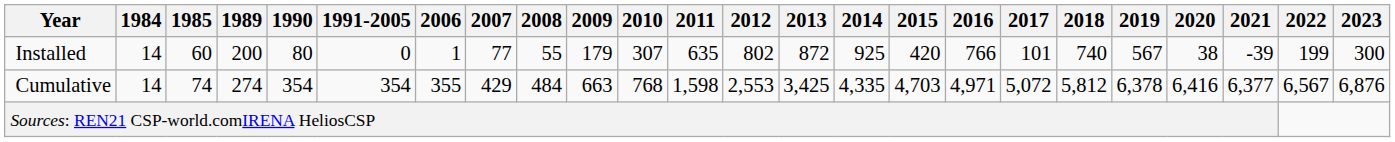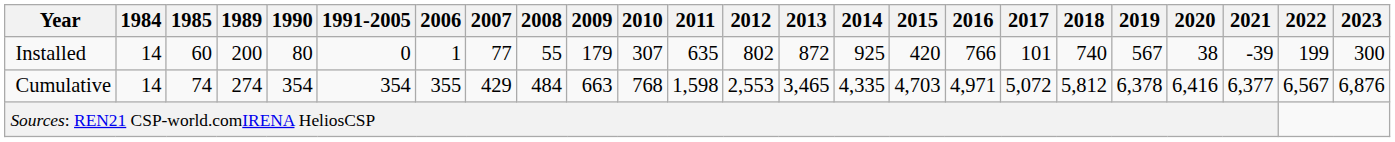(806, 85) 3,425 -> (806, 85) 3,465
